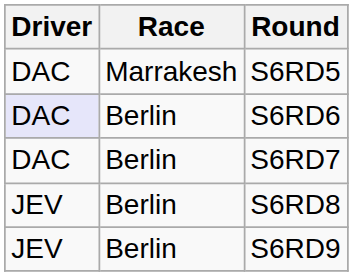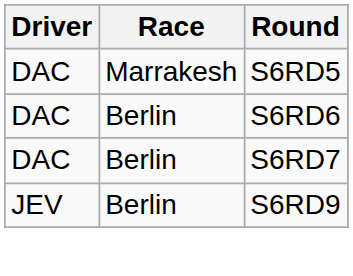(41, 115) lavender background -> (41, 115) no background
- row: (295, 204)
